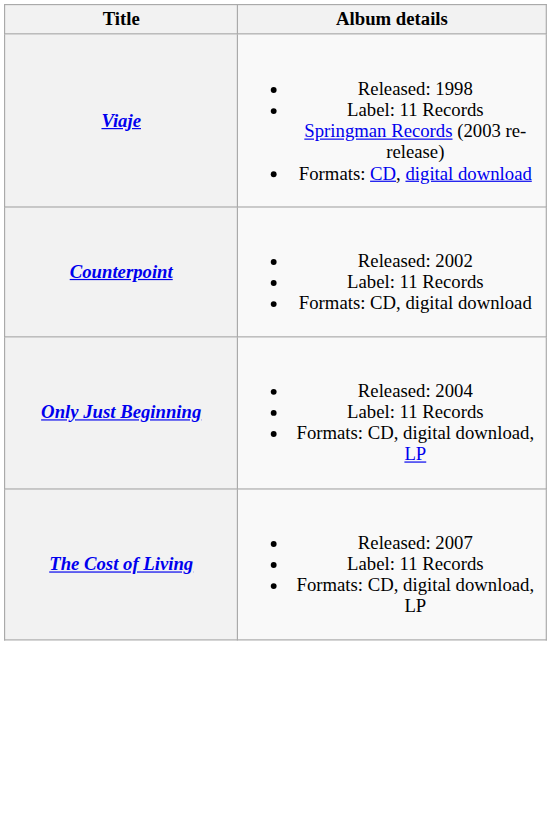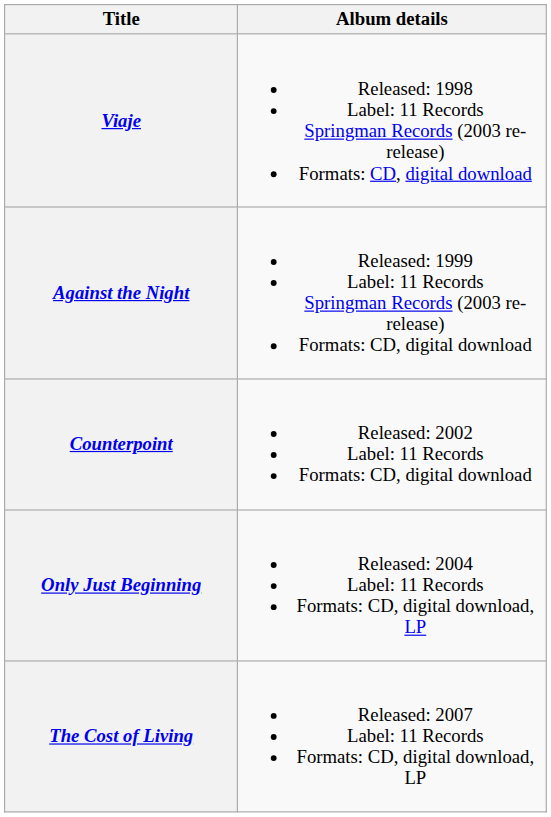+ row: (121, 292)
